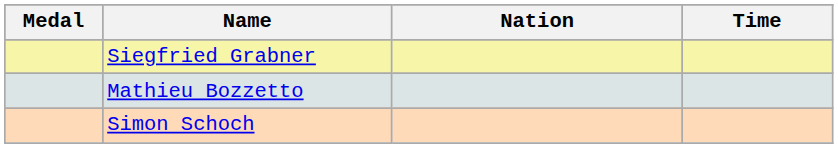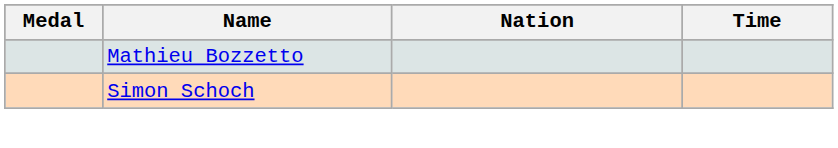- row: (212, 56)
